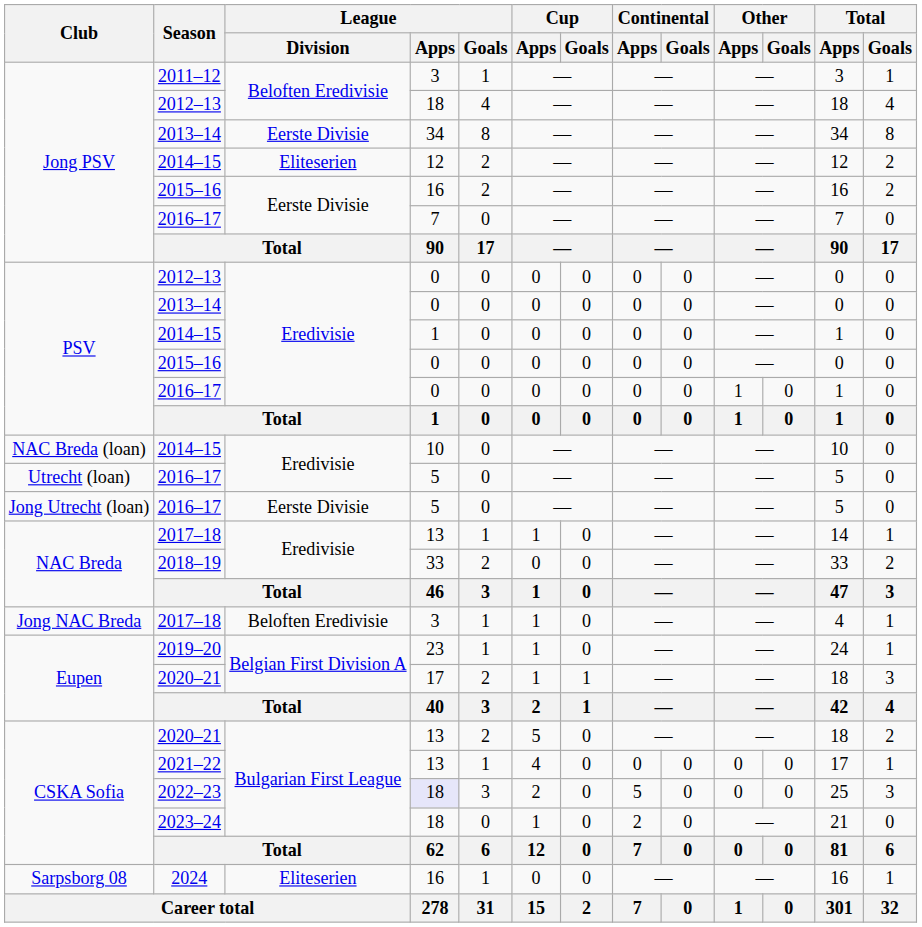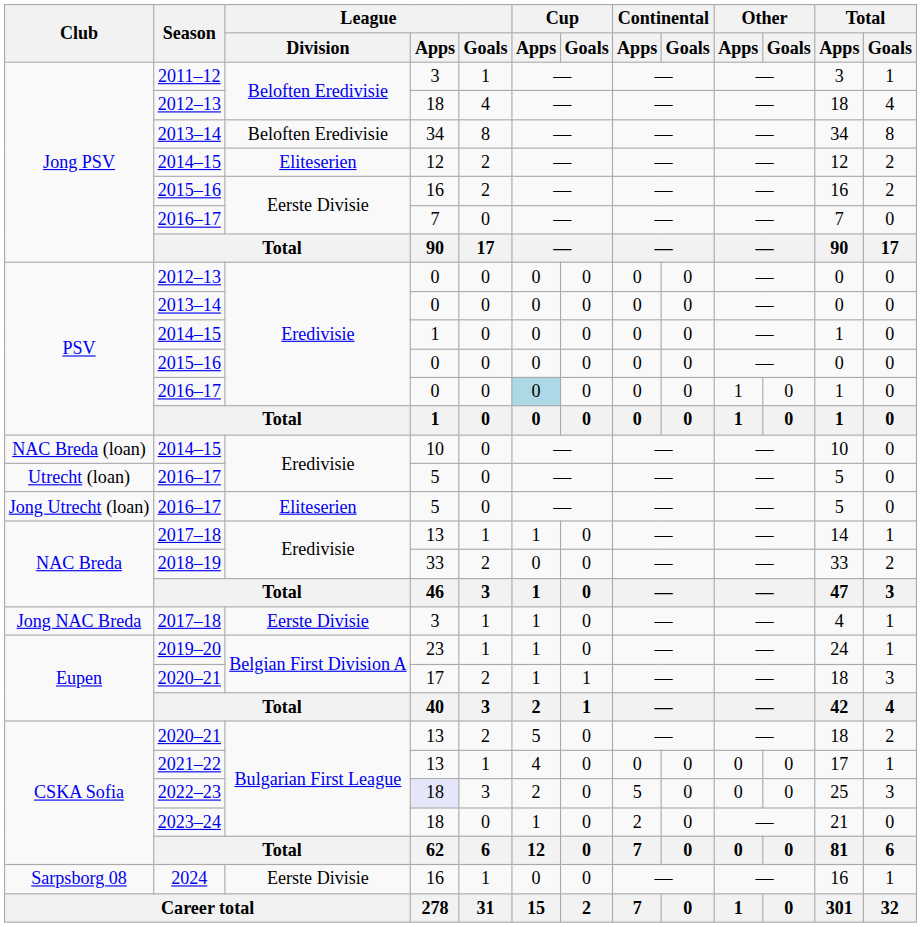(318, 133) Eerste Divisie -> (318, 133) Beloften Eredivisie
(536, 391) no background -> (536, 391) lightblue background
(318, 506) Eerste Divisie -> (318, 506) Eliteserien
(318, 620) Beloften Eredivisie -> (318, 620) Eerste Divisie
(318, 879) Eliteserien -> (318, 879) Eerste Divisie
